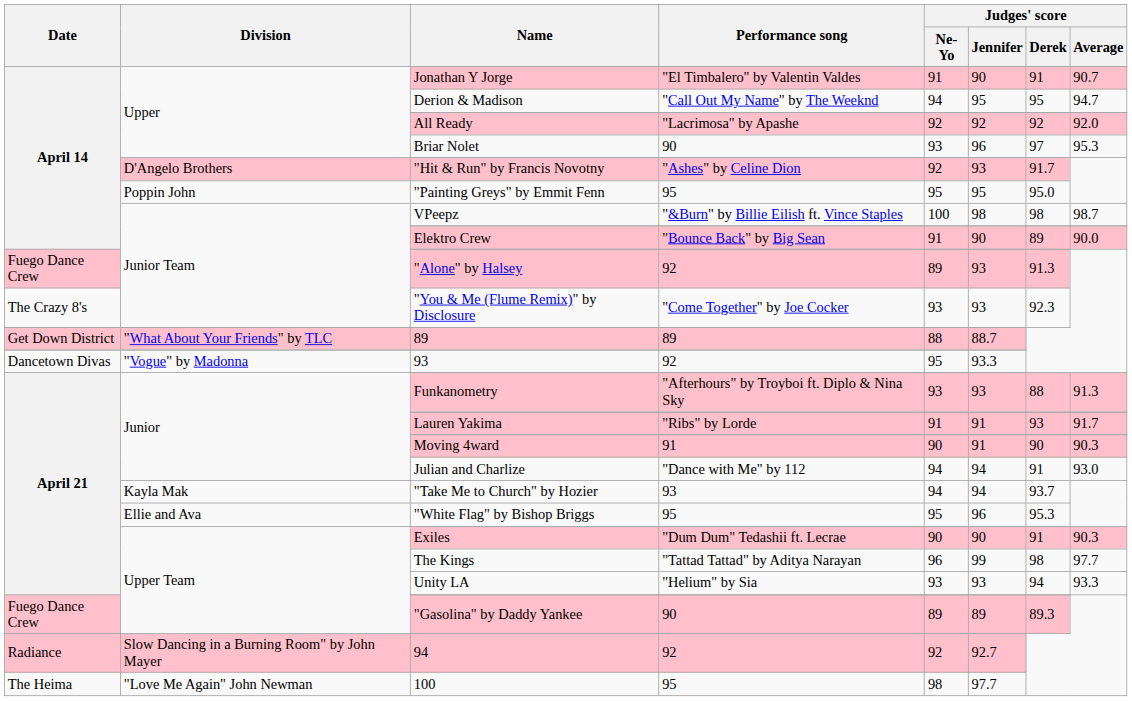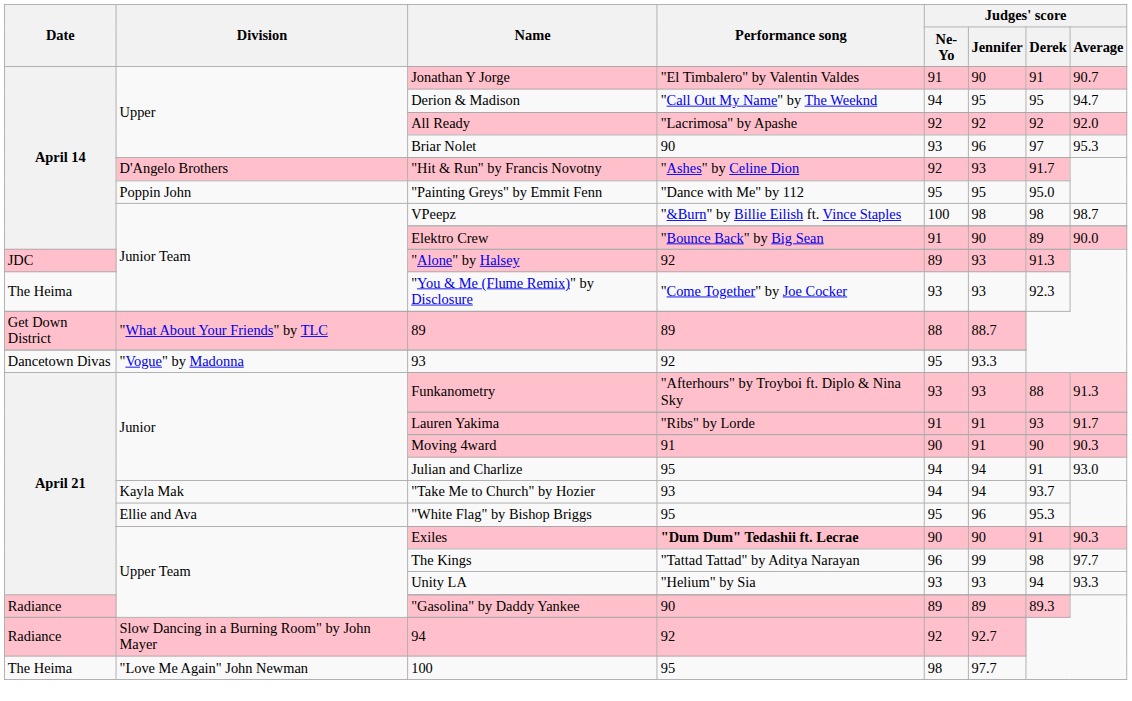(669, 191) 95 -> (732, 191) "Dance with Me" by 112
(46, 268) Fuego Dance Crew -> (21, 260) JDC
(47, 307) The Crazy 8's -> (40, 291) The Heima
(734, 468) "Dance with Me" by 112 -> (668, 468) 95
(754, 537) normal -> (760, 537) bold
(46, 614) Fuego Dance Crew -> (35, 605) Radiance
